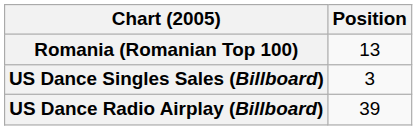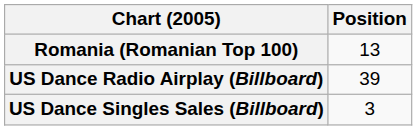rows swapped: (166, 109) <-> (166, 79)
